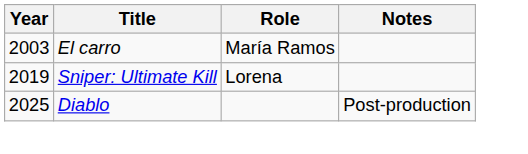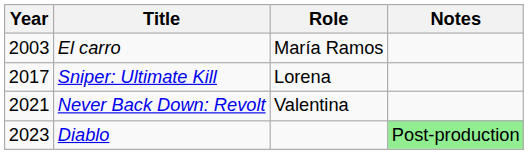(29, 76) 2019 -> (29, 76) 2017
+ row: (162, 105)
(29, 105) 2025 -> (29, 134) 2023
(407, 105) no background -> (456, 134) lightgreen background
